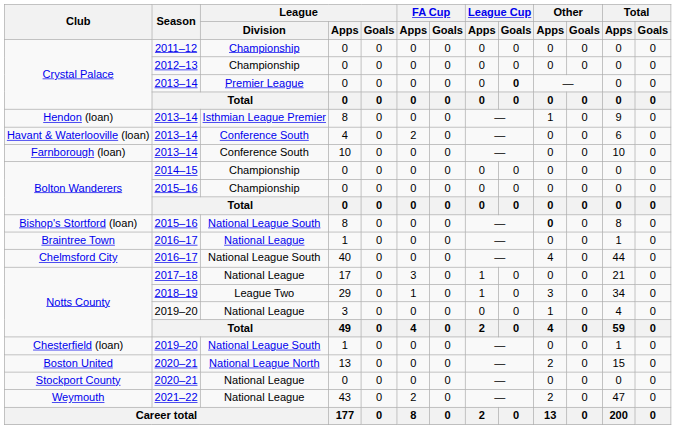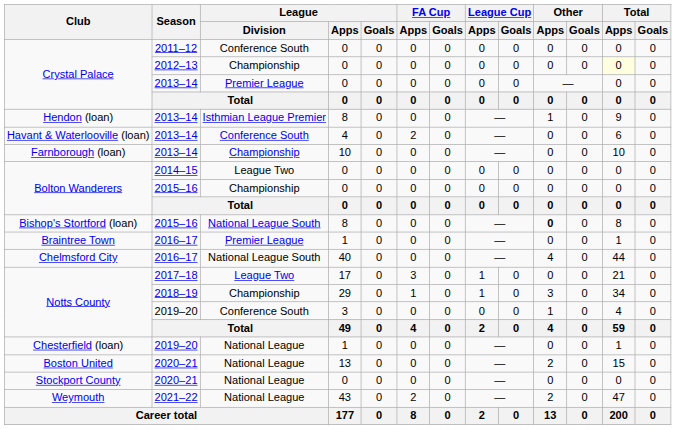(264, 48) Championship -> (264, 48) Conference South
(619, 65) no background -> (619, 65) lightyellow background
(516, 83) bold -> (516, 83) normal
(264, 153) Conference South -> (264, 153) Championship
(264, 170) Championship -> (264, 170) League Two
(264, 240) National League -> (264, 240) Premier League
(264, 275) National League -> (264, 275) League Two
(264, 293) League Two -> (264, 293) Championship
(264, 310) National League -> (264, 310) Conference South
(264, 345) National League South -> (264, 345) National League
(264, 363) National League North -> (264, 363) National League
